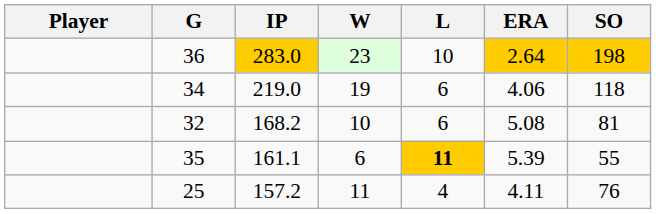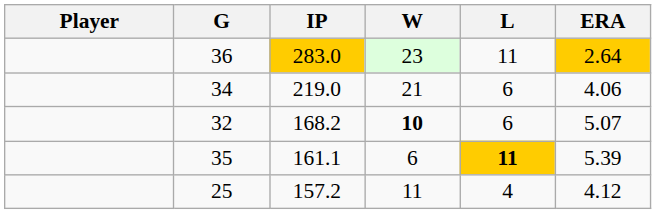- column: (609, 21)
(443, 55) 10 -> (508, 55) 11
(360, 89) 19 -> (412, 89) 21
(360, 123) normal -> (412, 123) bold
(526, 123) 5.08 -> (603, 123) 5.07
(526, 191) 4.11 -> (603, 191) 4.12
